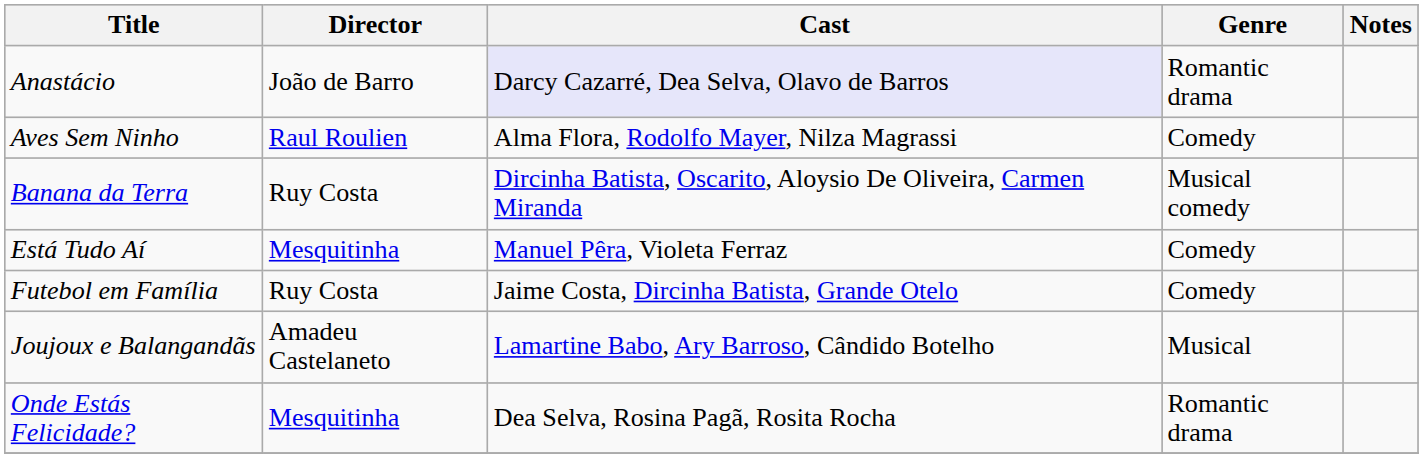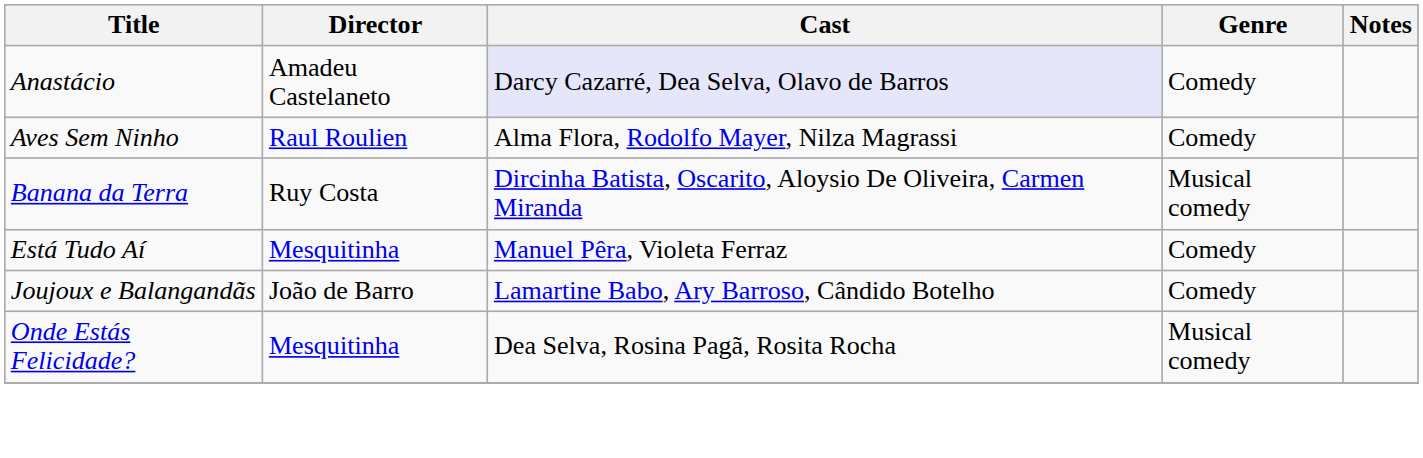(341, 81) João de Barro -> (330, 81) Amadeu Castelaneto
(1218, 81) Romantic drama -> (1212, 81) Comedy
- row: (114, 290)
(330, 346) Amadeu Castelaneto -> (341, 290) João de Barro
(1209, 346) Musical -> (1212, 290) Comedy
(1218, 417) Romantic drama -> (1210, 346) Musical comedy
